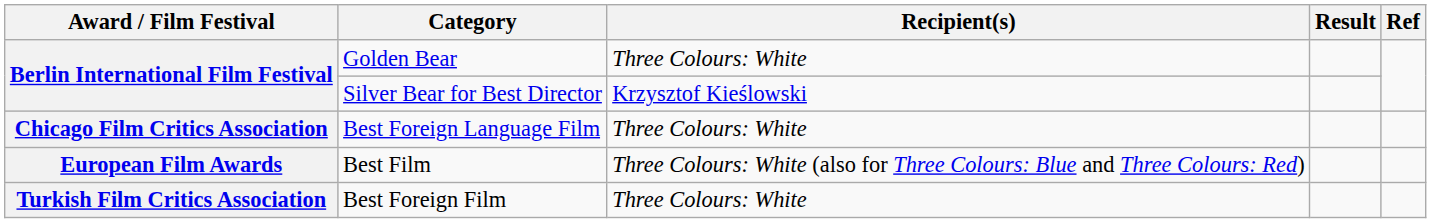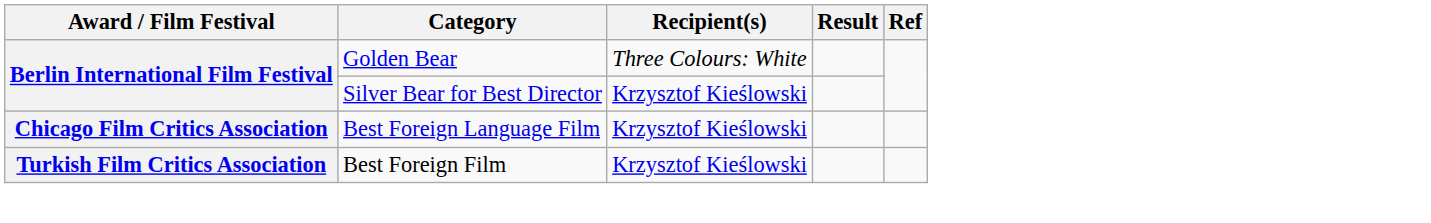(709, 128) Three Colours: White -> (710, 128) Krzysztof Kieślowski
- row: (387, 164)
(709, 199) Three Colours: White -> (710, 164) Krzysztof Kieślowski
